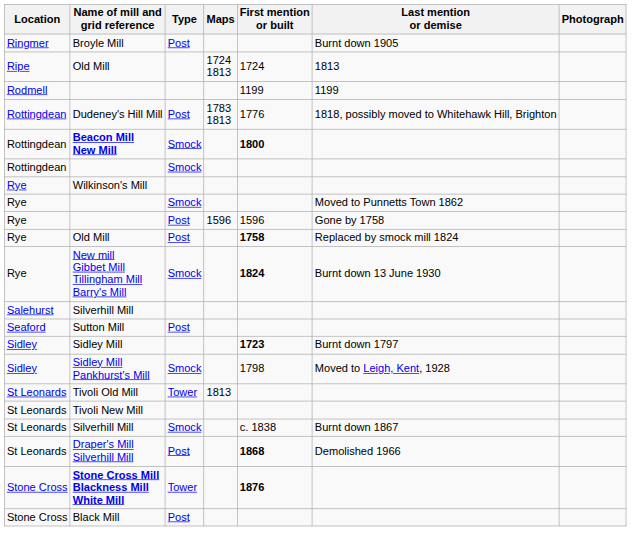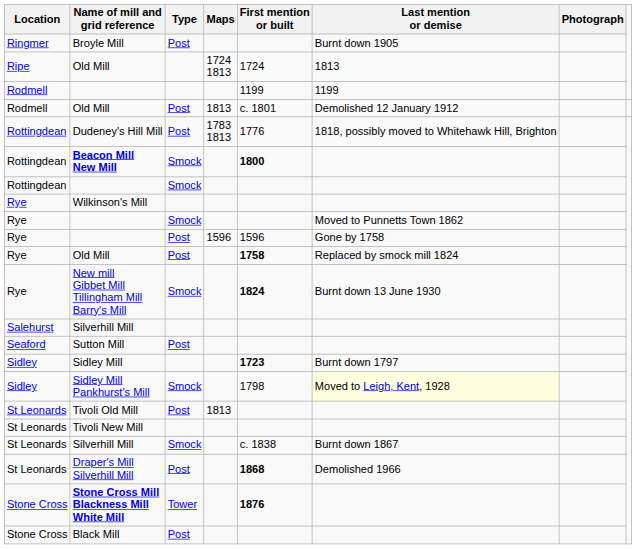+ row: (27, 108)
(382, 369) no background -> (382, 386) lightyellow background
(182, 392) Tower -> (179, 410) Post
